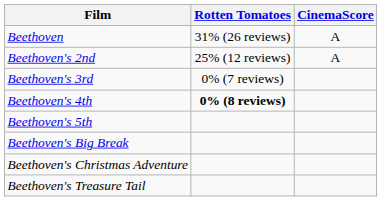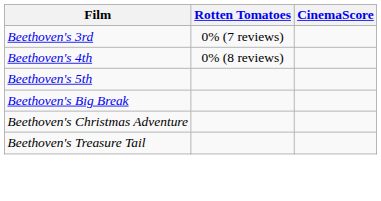- row: (35, 36)
- row: (51, 57)
(243, 100) bold -> (243, 57) normal
